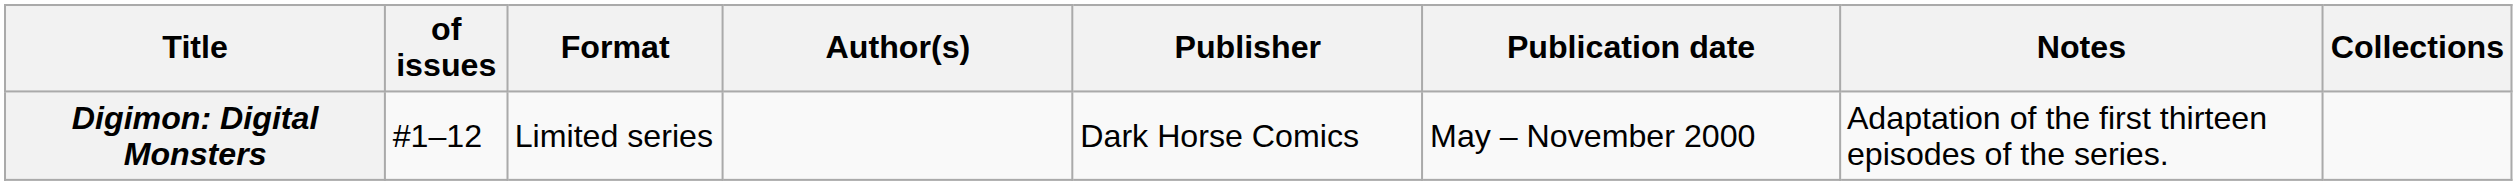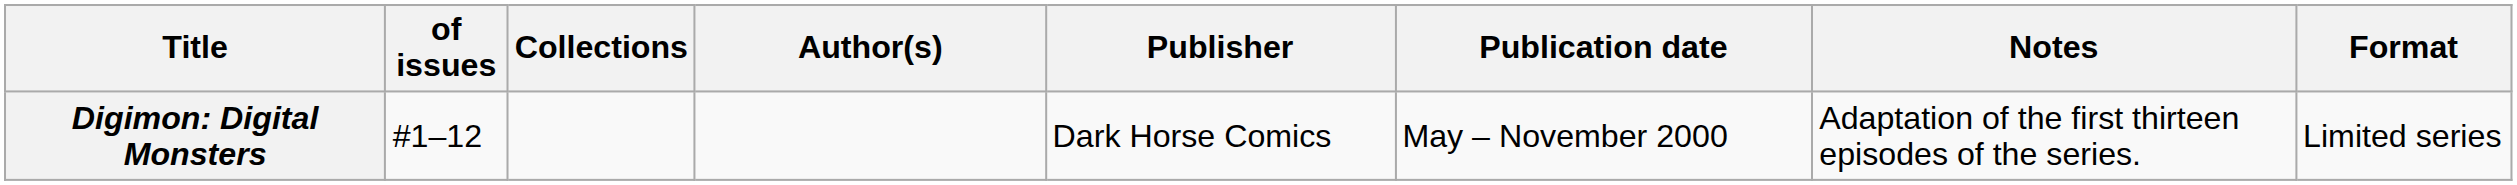columns swapped: (615, 48) <-> (2417, 48)
